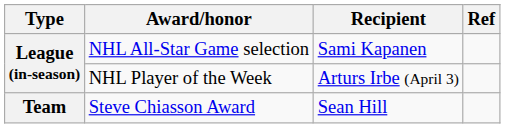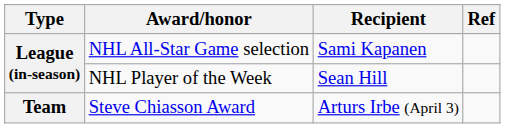(388, 78) Arturs Irbe (April 3) -> (353, 78) Sean Hill
(353, 107) Sean Hill -> (388, 107) Arturs Irbe (April 3)
